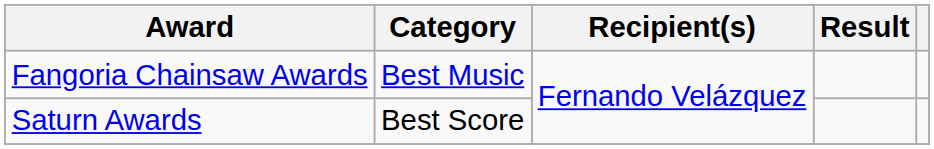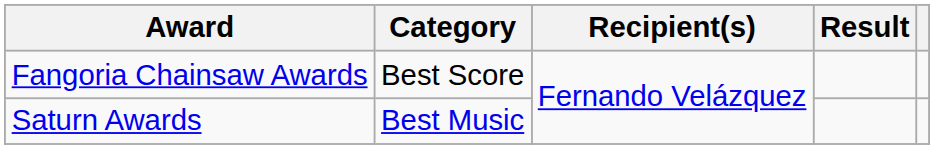(453, 74) Best Music -> (453, 74) Best Score
(453, 120) Best Score -> (453, 120) Best Music
